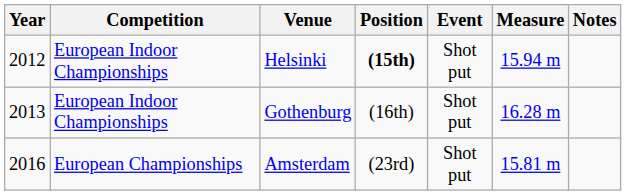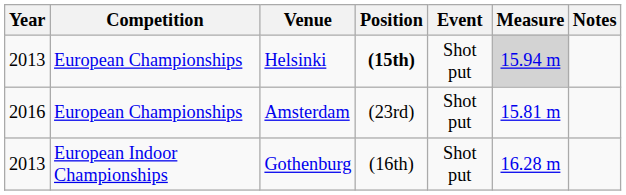(27, 60) 2012 -> (27, 60) 2013
(116, 60) European Indoor Championships -> (148, 60) European Championships
(530, 60) no background -> (530, 60) lightgrey background
rows swapped: (308, 112) <-> (307, 164)
